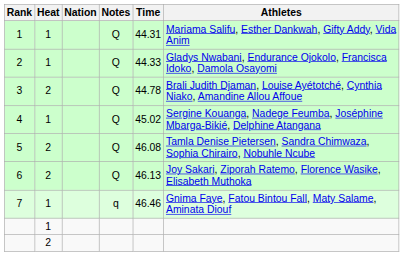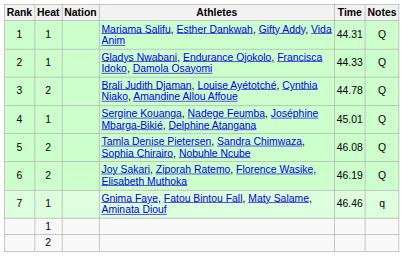columns swapped: (281, 12) <-> (116, 12)
(148, 119) 45.02 -> (350, 119) 45.01
(148, 176) 46.13 -> (350, 176) 46.19
